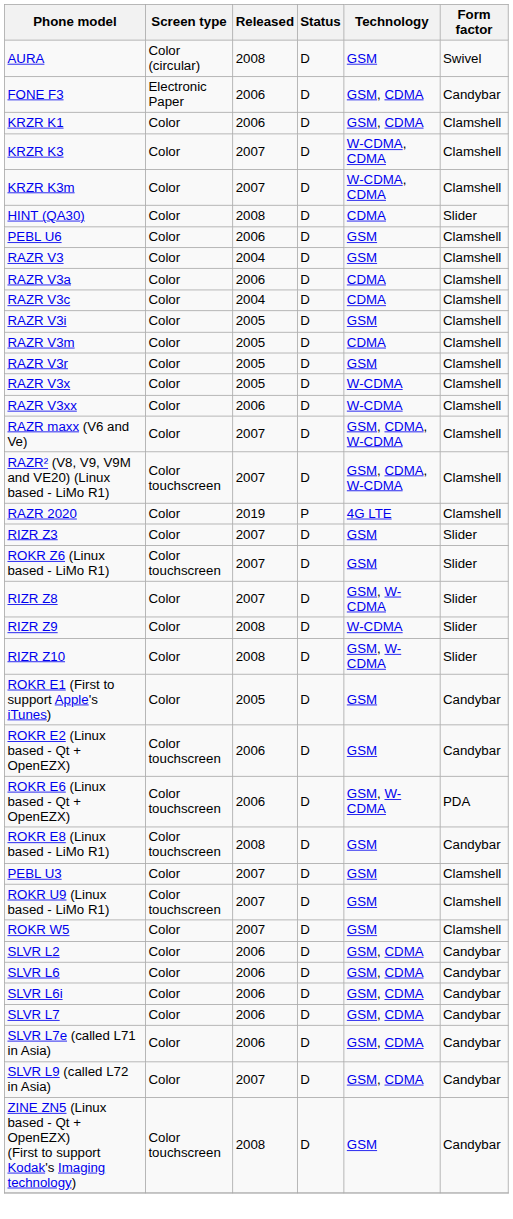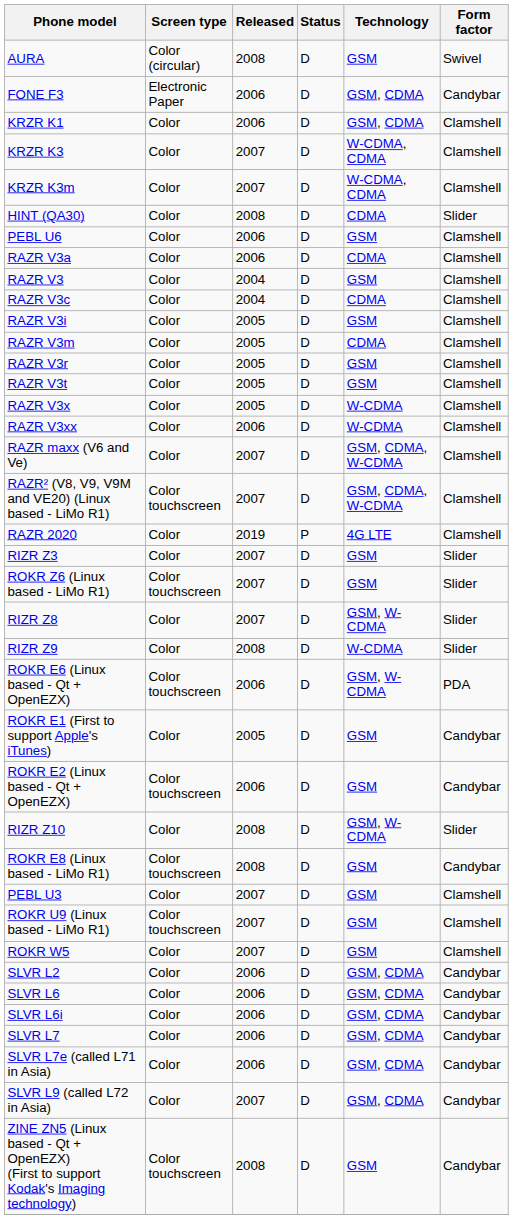rows swapped: (36, 258) <-> (39, 279)
+ row: (37, 384)
rows swapped: (36, 656) <-> (57, 801)
